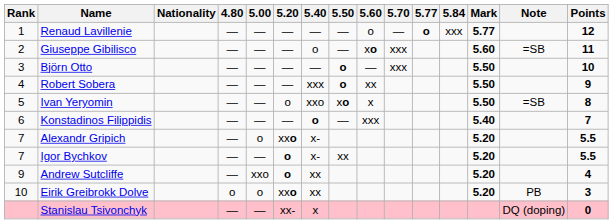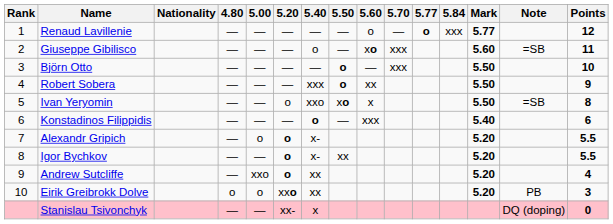(588, 120) 7 -> (588, 120) 6
(288, 138) xxo -> (288, 138) o
(21, 156) 7 -> (21, 156) 8
